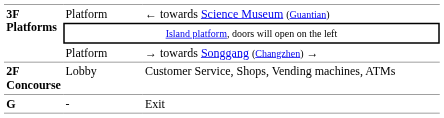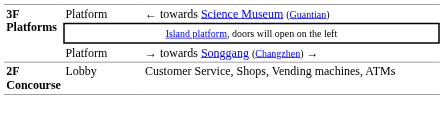- row: (67, 103)
